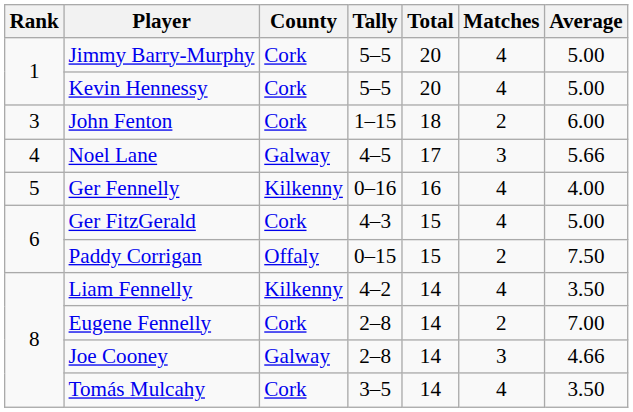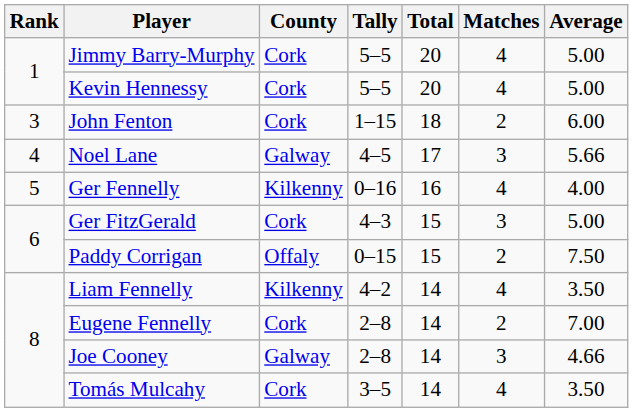(501, 222) 4 -> (501, 222) 3
